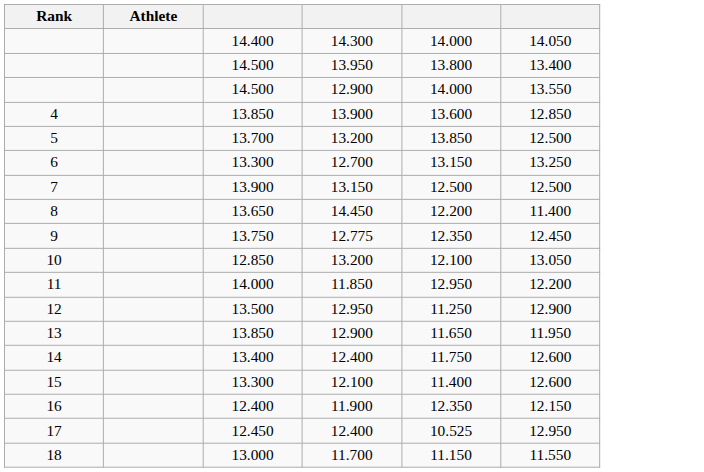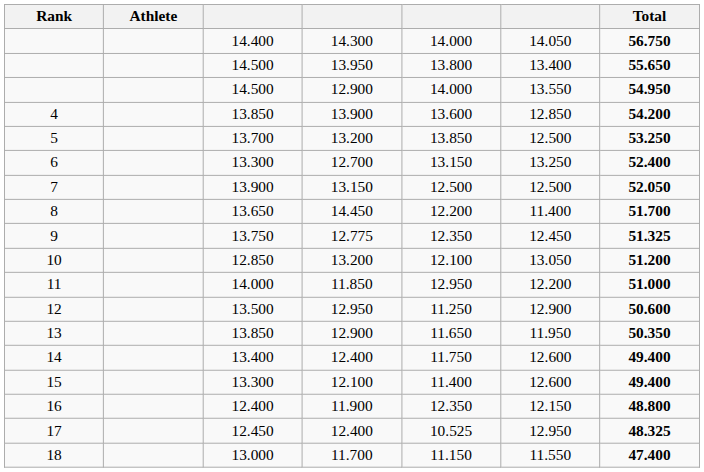+ column: (650, 16)
